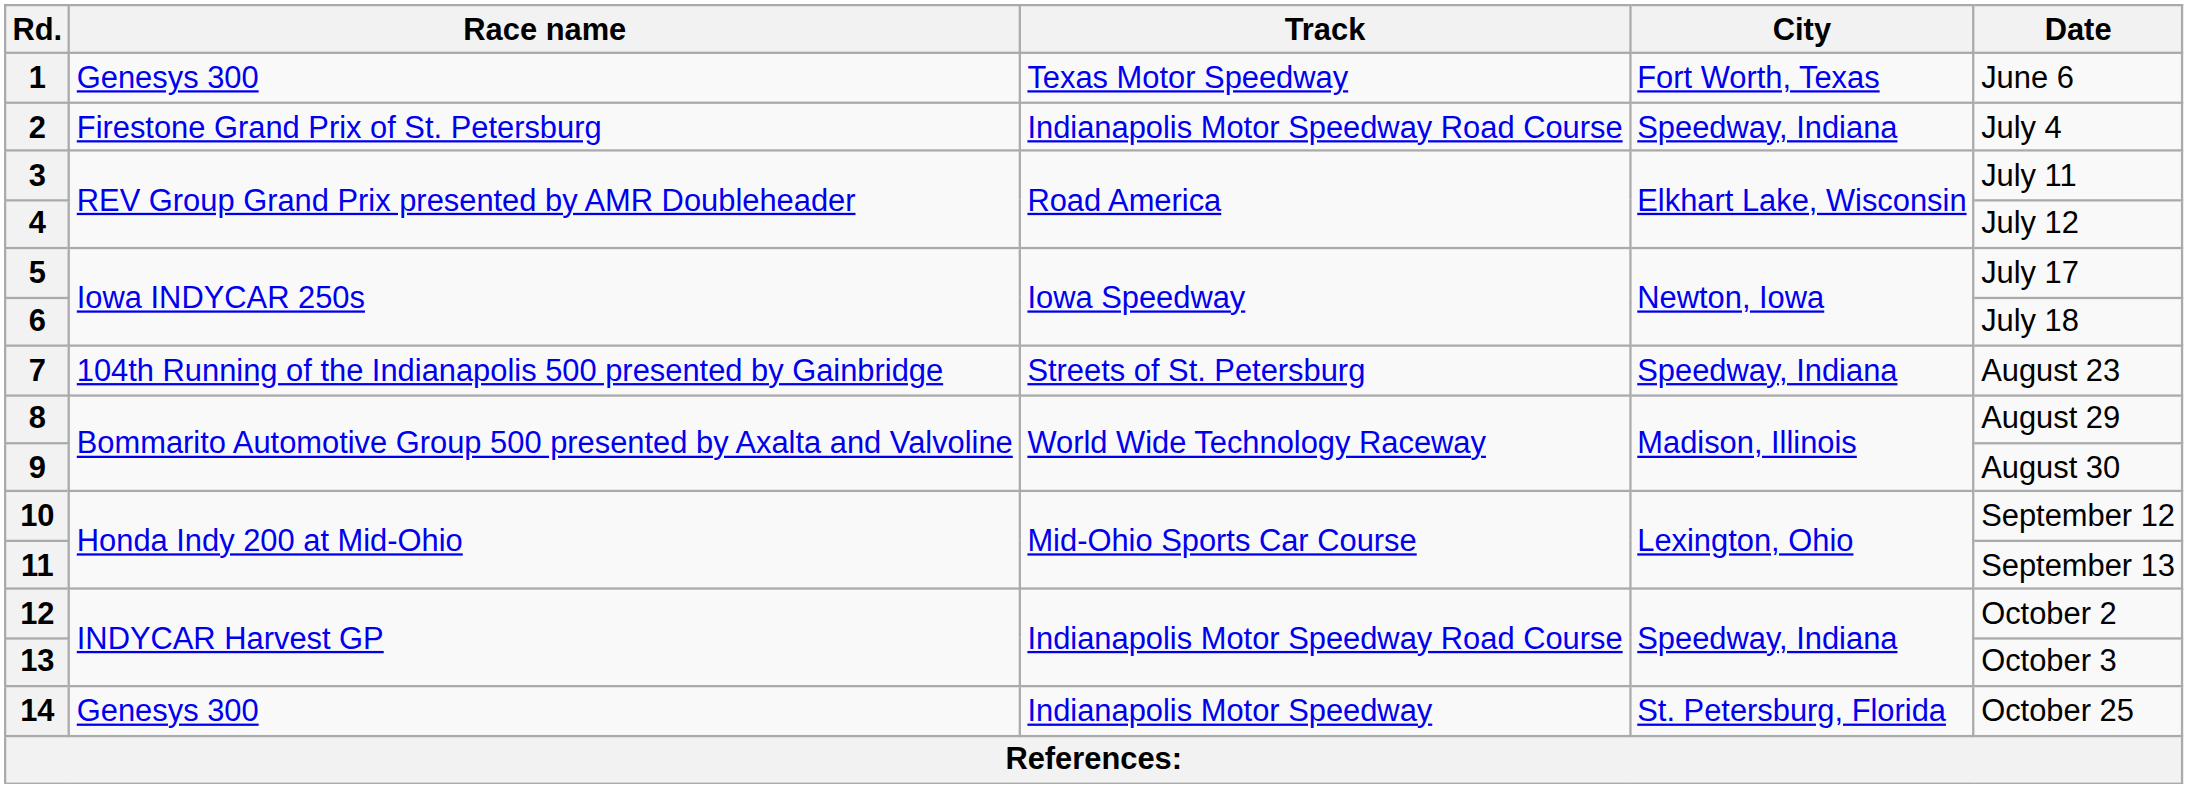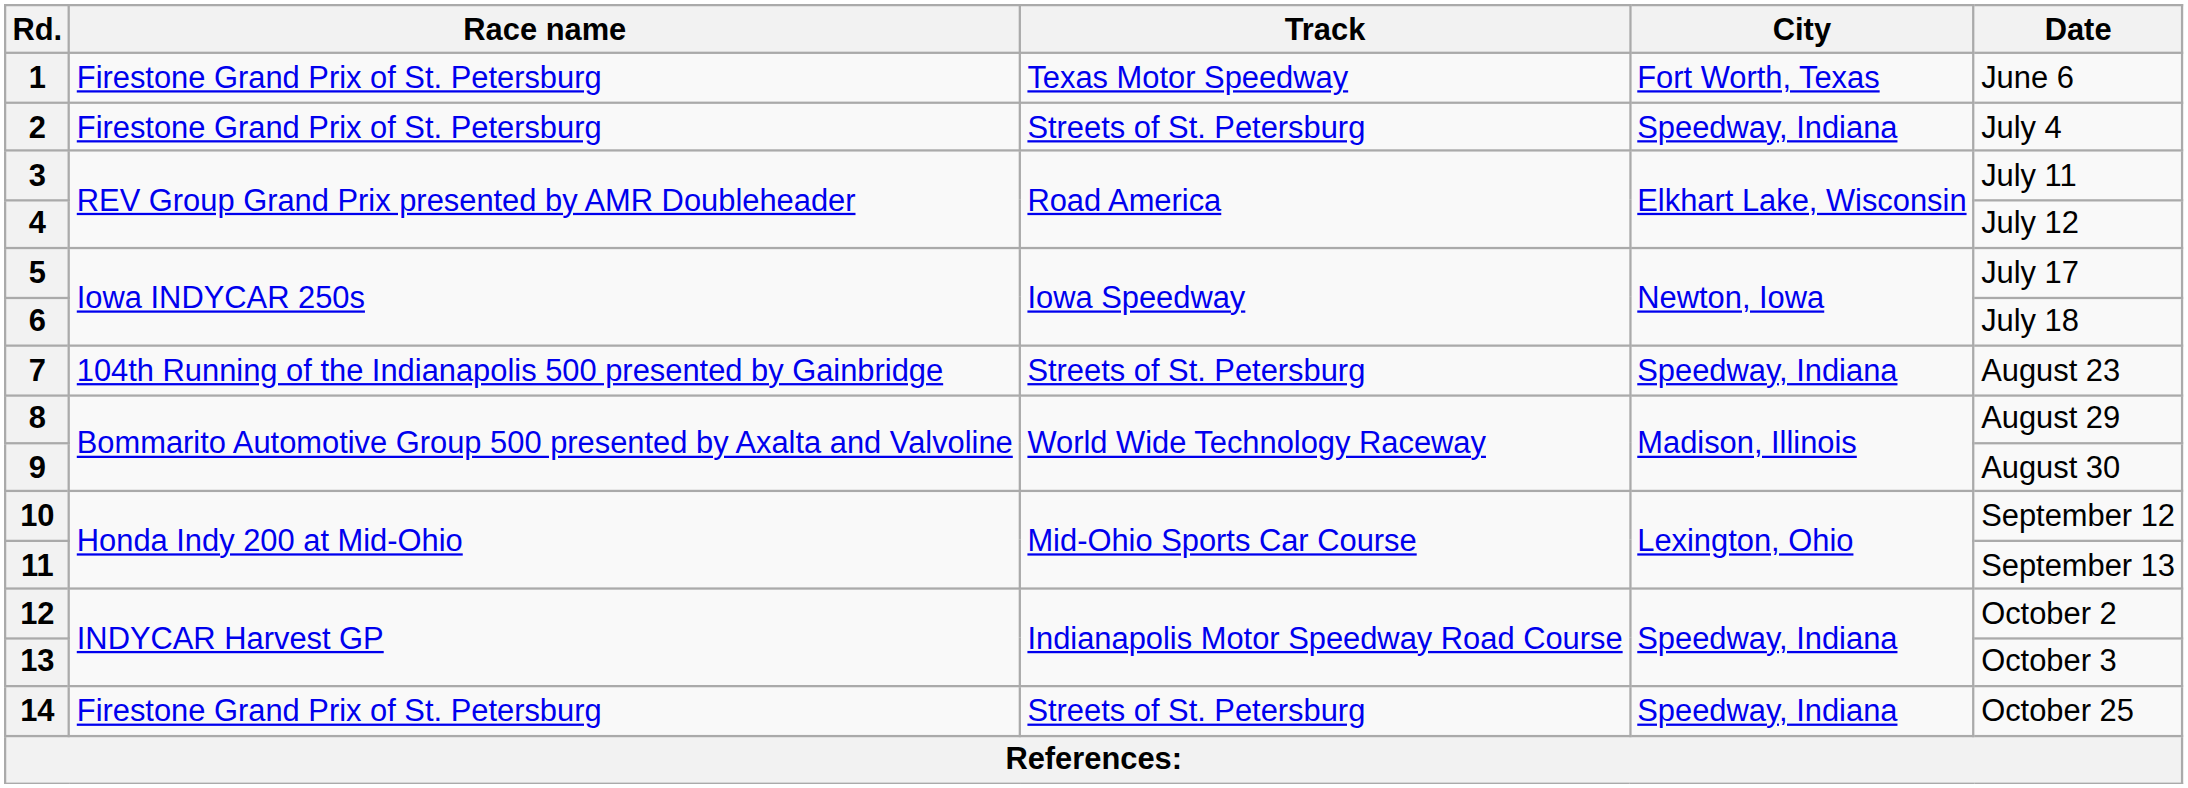(168, 78) Genesys 300 -> (339, 78) Firestone Grand Prix of St. Petersburg
(1325, 126) Indianapolis Motor Speedway Road Course -> (1196, 126) Streets of St. Petersburg
(168, 710) Genesys 300 -> (339, 710) Firestone Grand Prix of St. Petersburg
(1230, 710) Indianapolis Motor Speedway -> (1196, 710) Streets of St. Petersburg
(1792, 710) St. Petersburg, Florida -> (1767, 710) Speedway, Indiana
